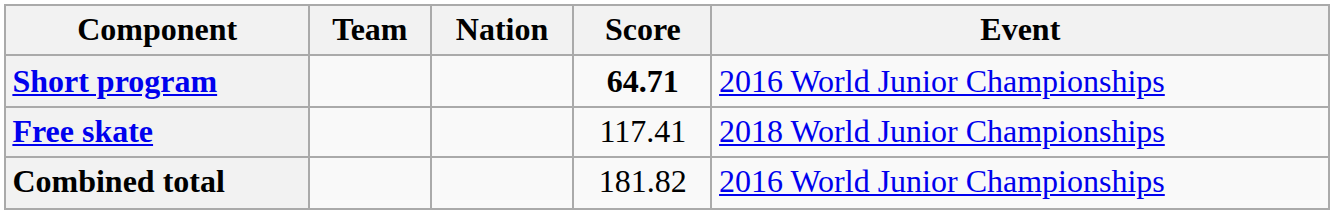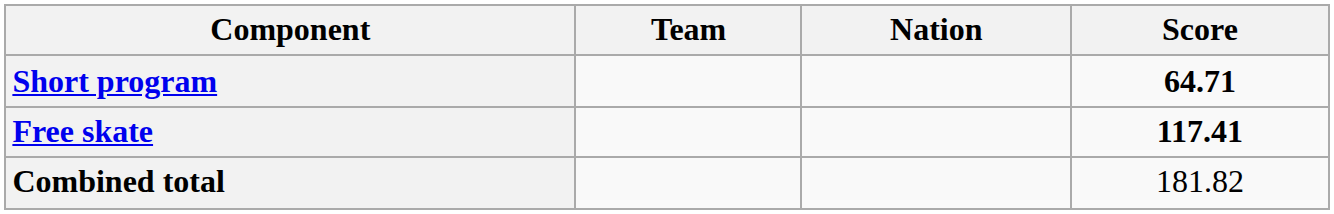- column: (1020, 29)
(643, 131) normal -> (1200, 131) bold
